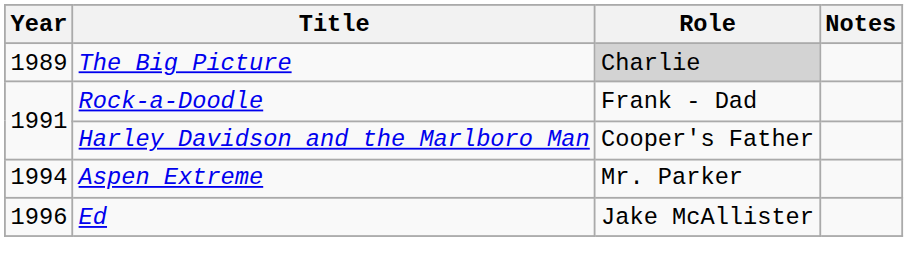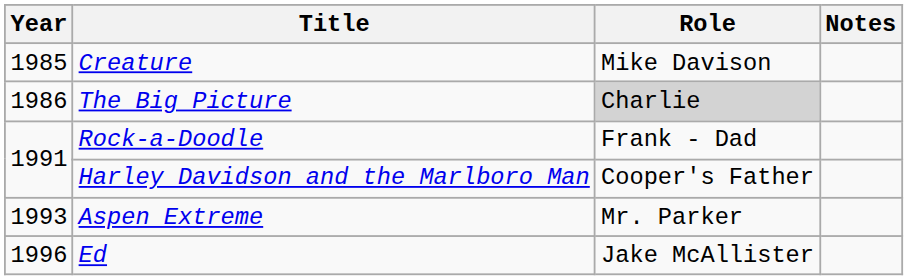+ row: (135, 63)
(39, 63) 1989 -> (39, 101) 1986
(39, 178) 1994 -> (39, 217) 1993
